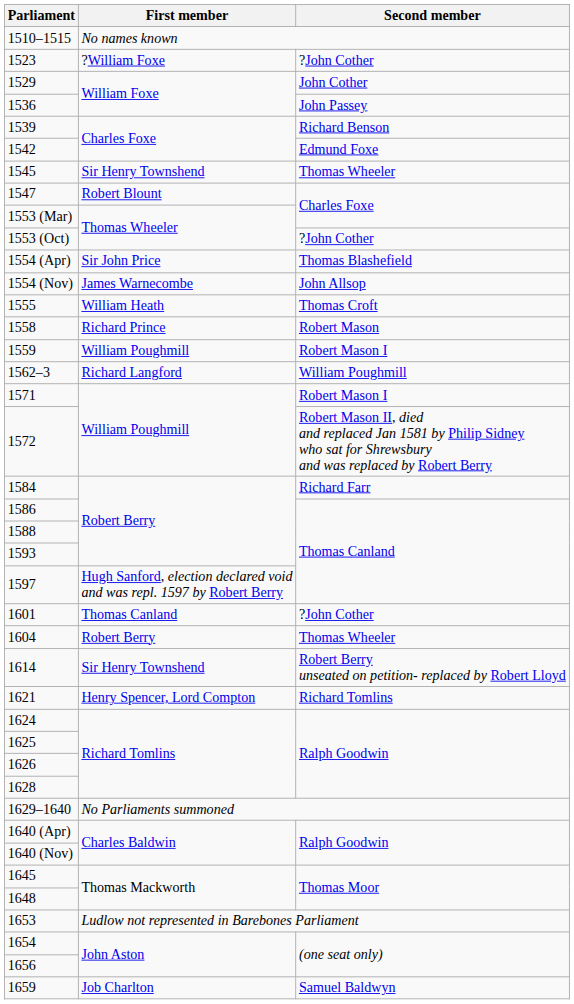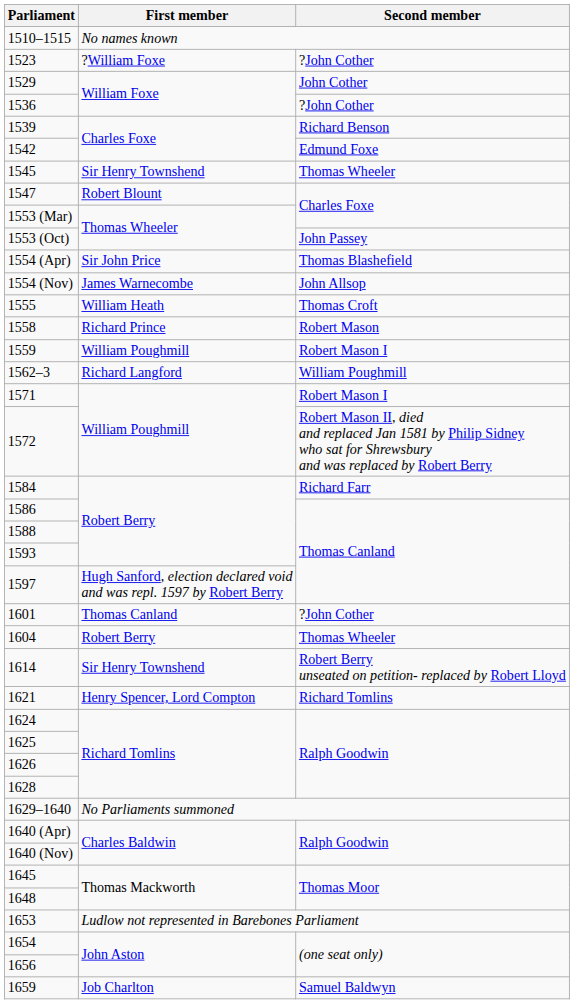(333, 104) John Passey -> (336, 104) ?John Cother
(336, 238) ?John Cother -> (333, 238) John Passey
